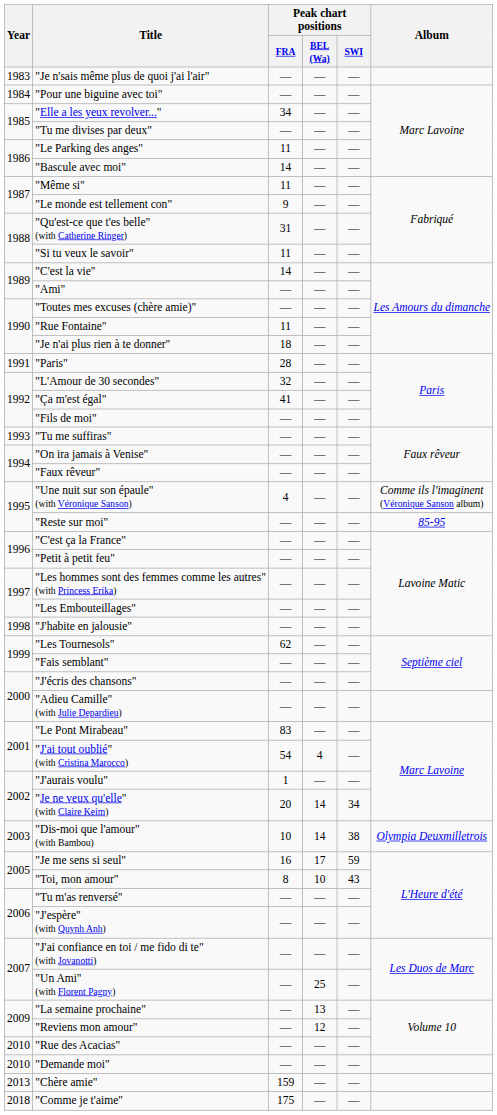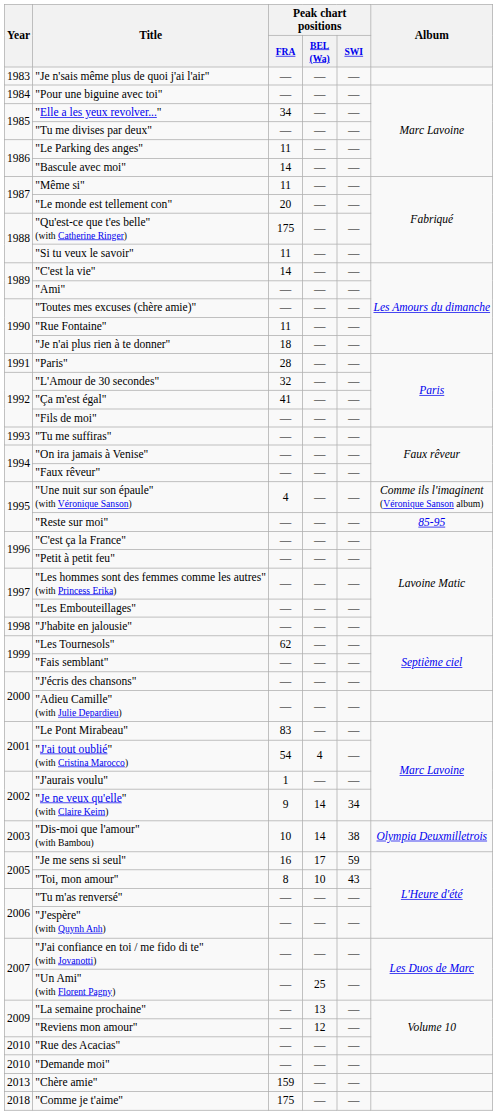(286, 203) 9 -> (286, 203) 20
(286, 228) 31 -> (286, 228) 175
(286, 805) 20 -> (286, 805) 9
